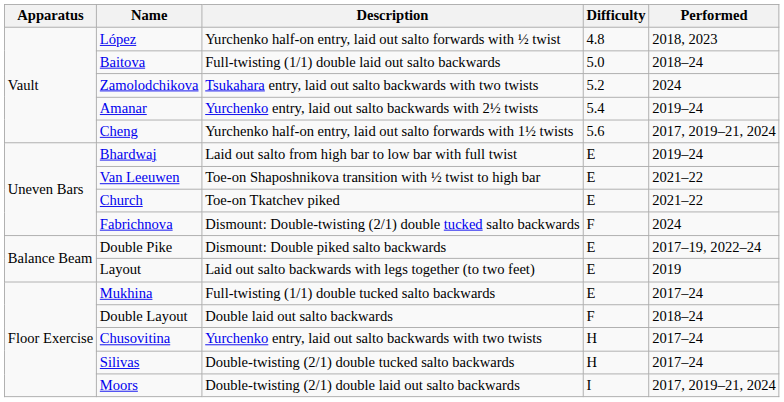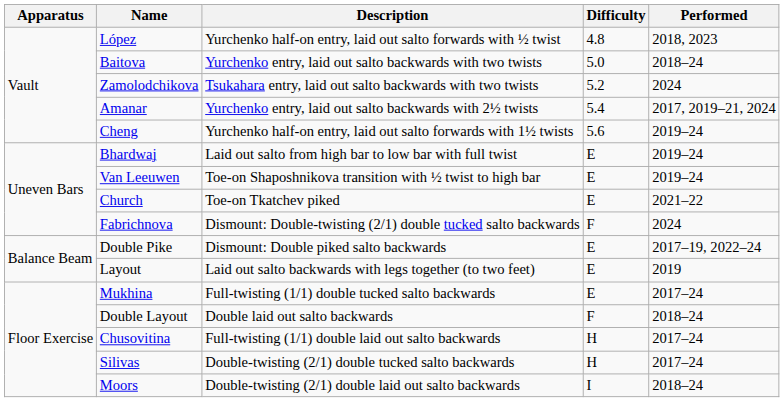(353, 62) Full-twisting (1/1) double laid out salto backwards -> (374, 62) Yurchenko entry, laid out salto backwards with two twists
(678, 108) 2019–24 -> (714, 108) 2017, 2019–21, 2024
(714, 131) 2017, 2019–21, 2024 -> (678, 131) 2019–24
(678, 177) 2021–22 -> (678, 177) 2019–24
(374, 339) Yurchenko entry, laid out salto backwards with two twists -> (353, 339) Full-twisting (1/1) double laid out salto backwards
(714, 385) 2017, 2019–21, 2024 -> (678, 385) 2018–24
